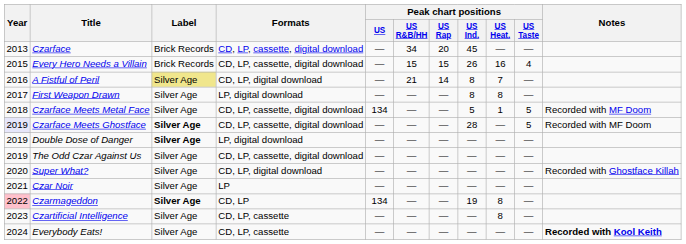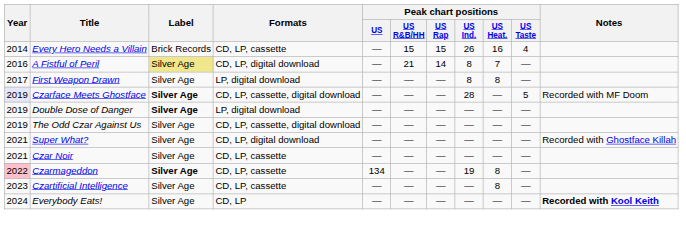- row: (52, 49)
(17, 64) 2015 -> (17, 49) 2014
(291, 64) CD, LP, cassette, digital download -> (251, 49) CD, LP, cassette
- row: (91, 110)
(17, 171) 2020 -> (17, 140) 2021
(224, 186) LP -> (251, 155) CD, LP, cassette
(234, 201) CD, LP -> (251, 171) CD, LP, cassette
(254, 231) CD, LP, cassette -> (231, 201) CD, LP
